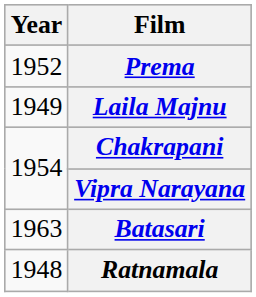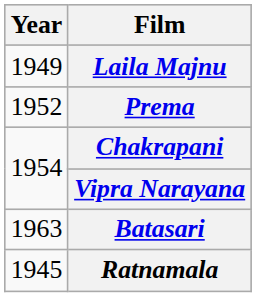rows swapped: (160, 106) <-> (160, 65)
(37, 270) 1948 -> (37, 270) 1945
